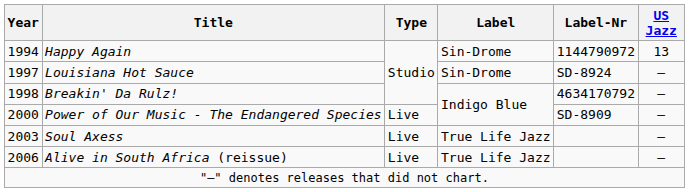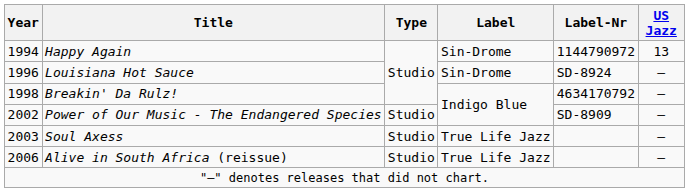(23, 72) 1997 -> (23, 72) 1996
(23, 115) 2000 -> (23, 115) 2002
(403, 115) Live -> (411, 115) Studio
(403, 136) Live -> (411, 136) Studio
(403, 157) Live -> (411, 157) Studio
